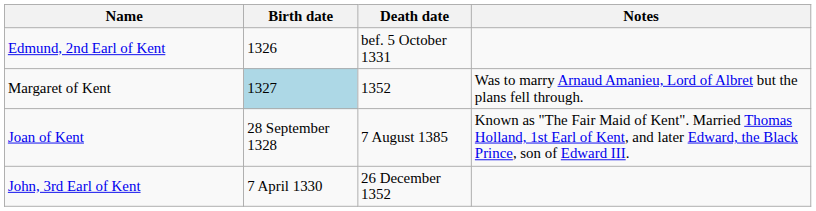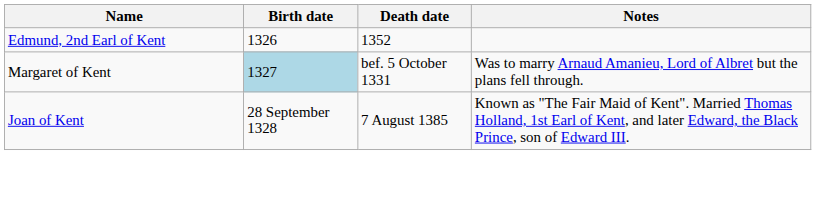(404, 48) bef. 5 October 1331 -> (376, 39) 1352
(376, 88) 1352 -> (404, 71) bef. 5 October 1331
- row: (74, 186)
